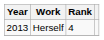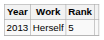(71, 27) 4 -> (71, 27) 5
